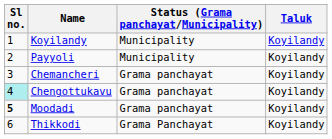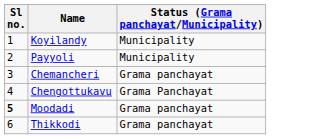- column: (296, 19)
(10, 92) paleturquoise background -> (10, 92) no background
(166, 92) Grama panchayat -> (166, 92) Grama Panchayat
(166, 125) Grama Panchayat -> (166, 125) Grama panchayat
